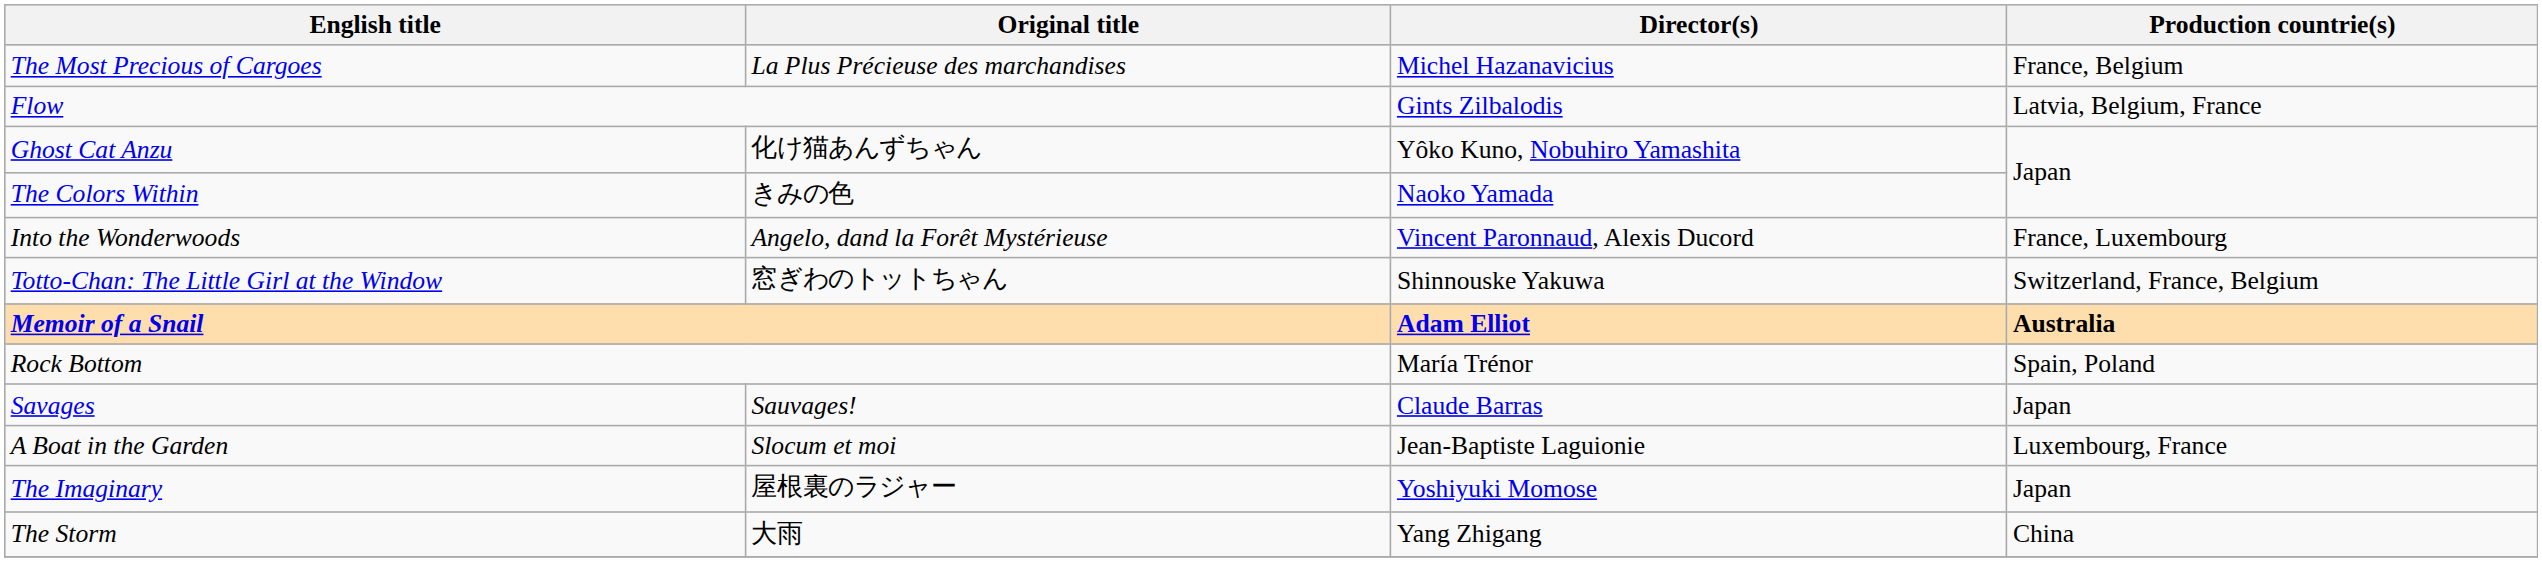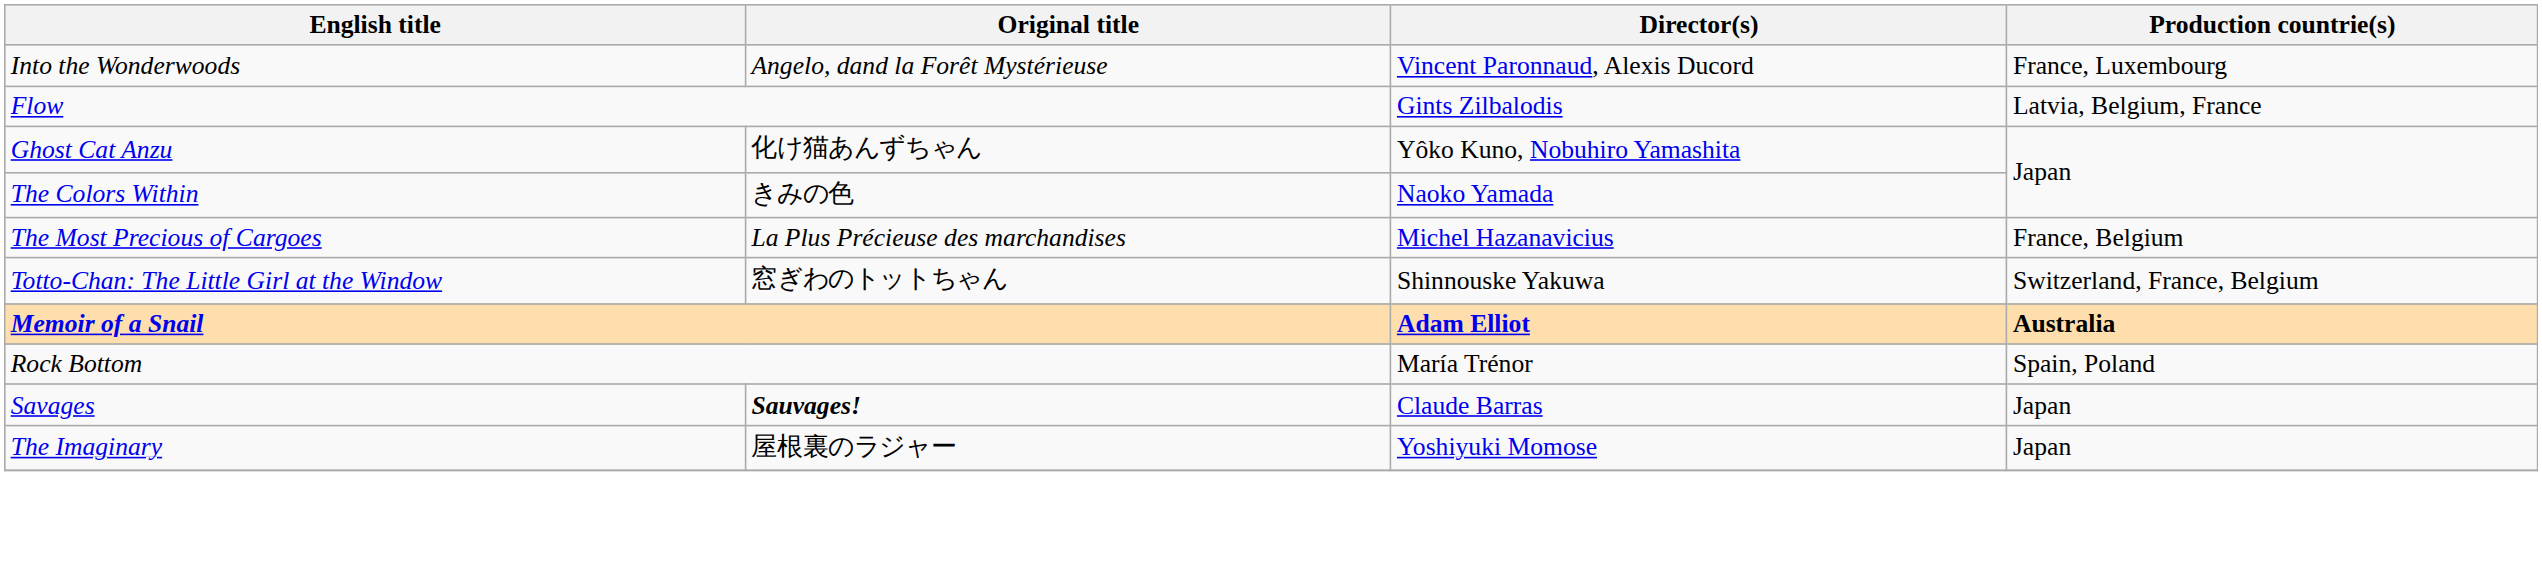rows swapped: (125, 237) <-> (166, 65)
(804, 404) normal -> (806, 404) bold
- row: (119, 445)
- row: (64, 533)
